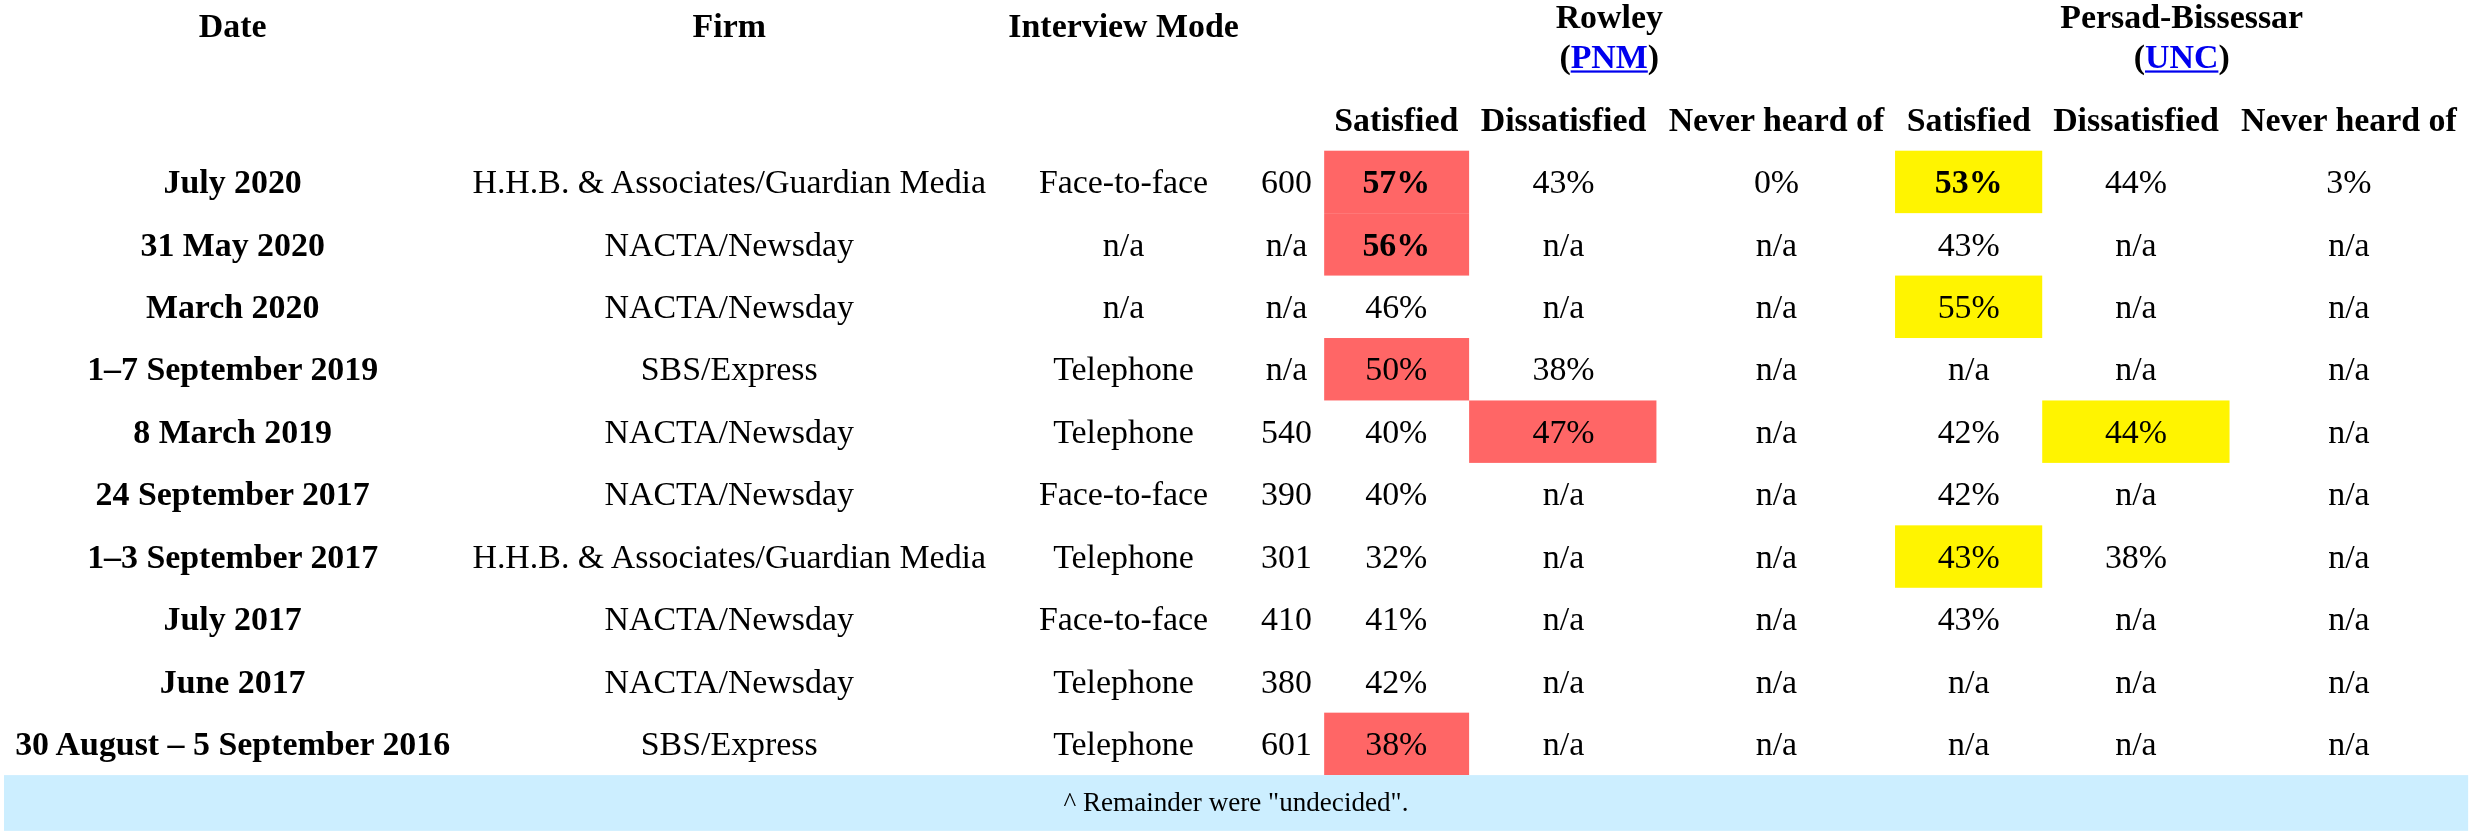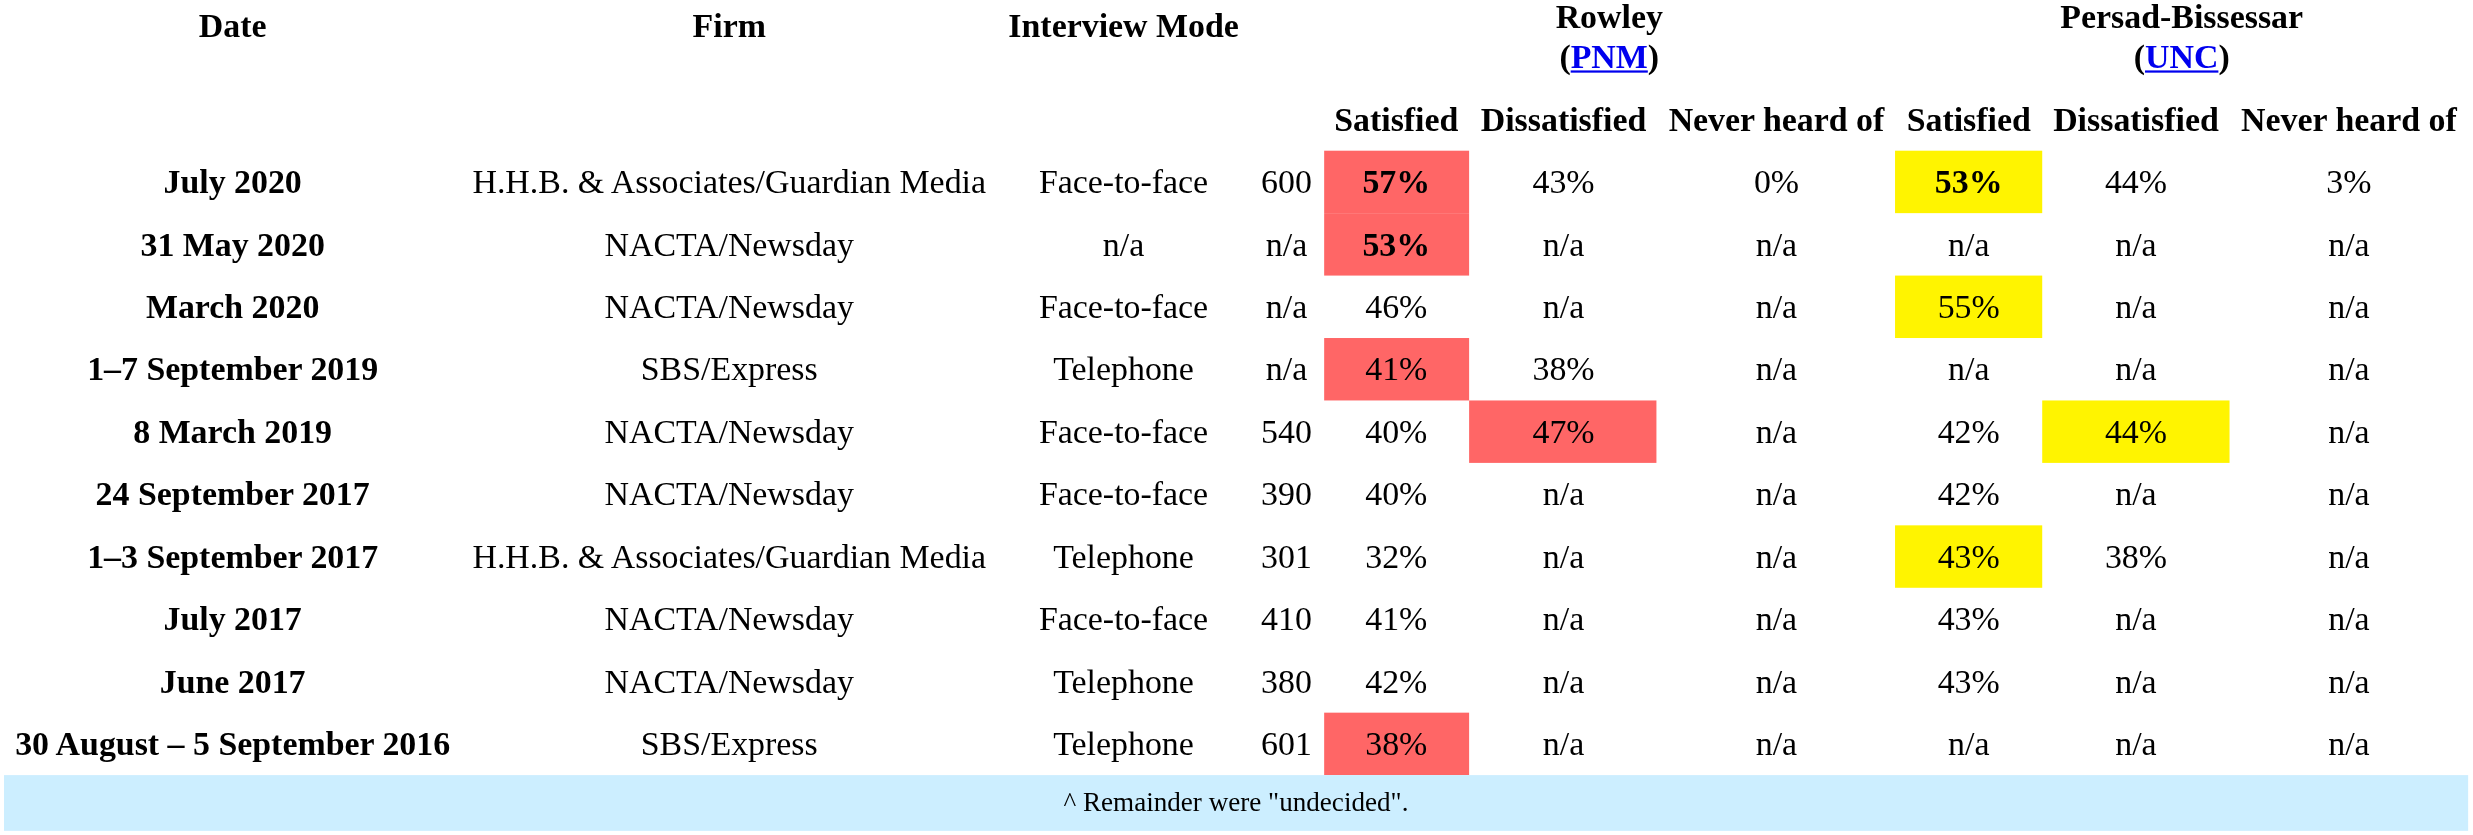(1396, 243) 56% -> (1396, 243) 53%
(1969, 243) 43% -> (1969, 243) n/a
(1124, 306) n/a -> (1124, 306) Face-to-face
(1396, 368) 50% -> (1396, 368) 41%
(1124, 431) Telephone -> (1124, 431) Face-to-face
(1969, 680) n/a -> (1969, 680) 43%
